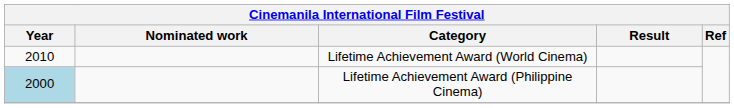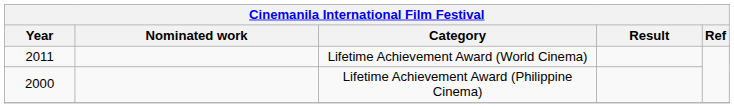(40, 56) 2010 -> (40, 56) 2011
(40, 84) lightblue background -> (40, 84) no background
